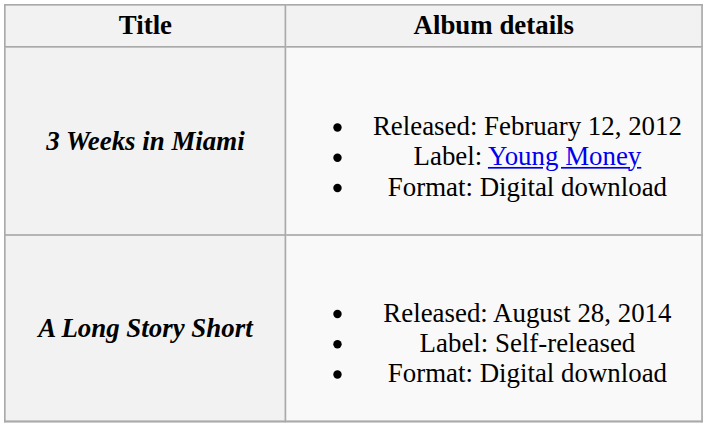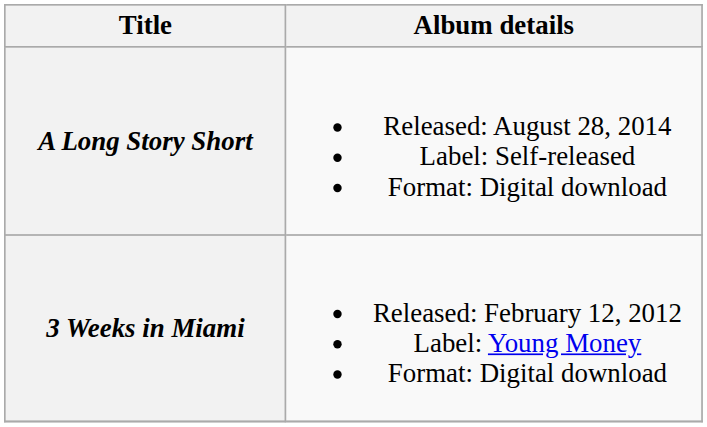rows swapped: (145, 140) <-> (145, 327)
